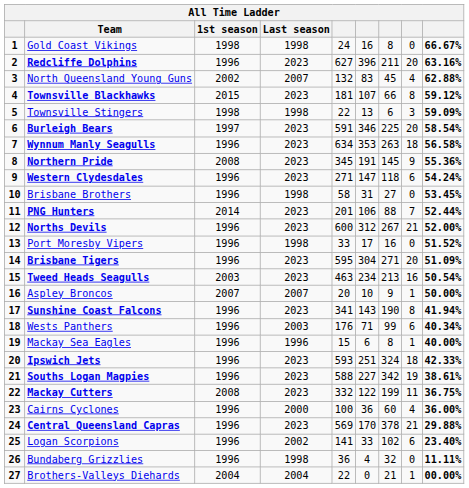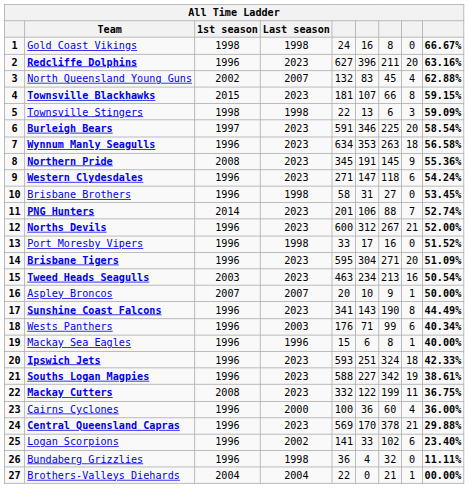(443, 95) 59.12% -> (443, 95) 59.15%
(443, 211) 52.44% -> (443, 211) 52.74%
(443, 310) 41.94% -> (443, 310) 44.49%
